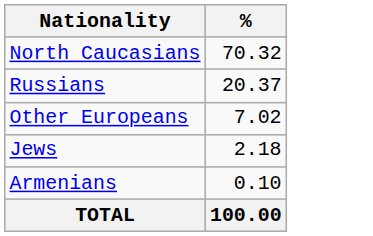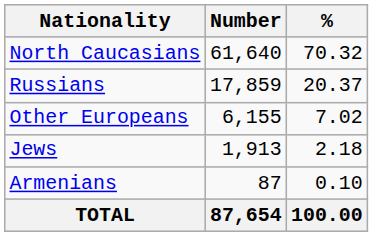+ column: (246, 21)
